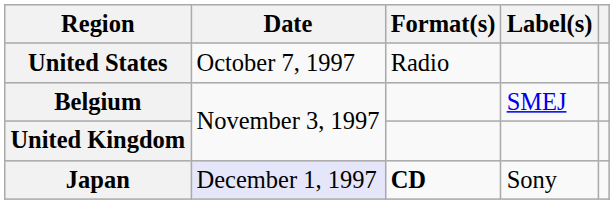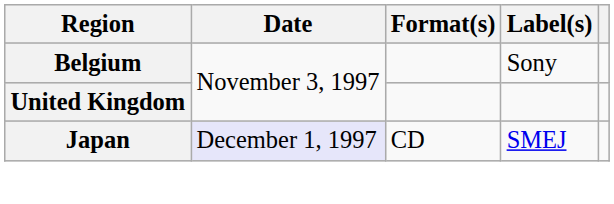- row: (98, 62)
(537, 101) SMEJ -> (532, 62) Sony
(408, 179) bold -> (408, 140) normal
(532, 179) Sony -> (537, 140) SMEJ
